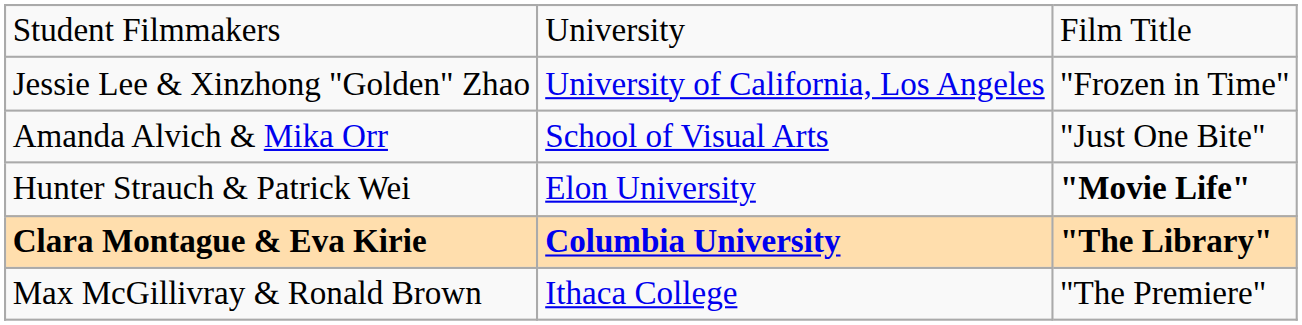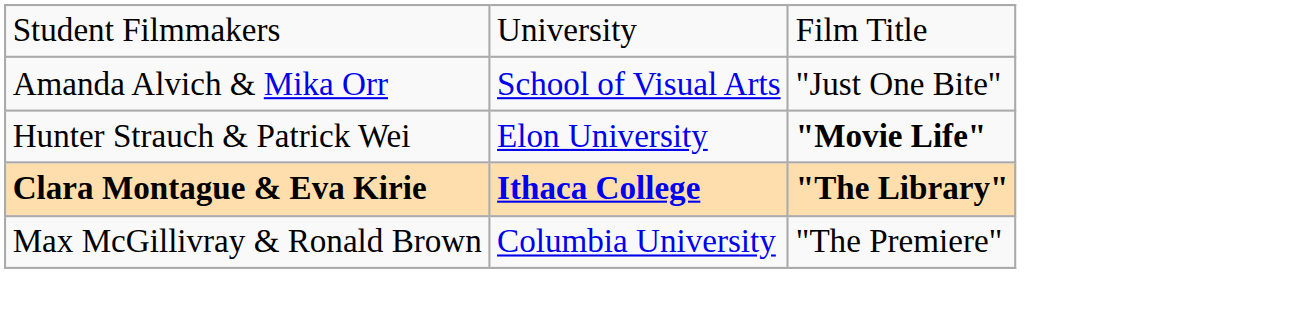- row: (271, 83)
(693, 240) Columbia University -> (599, 188) Ithaca College
(641, 293) Ithaca College -> (636, 240) Columbia University
